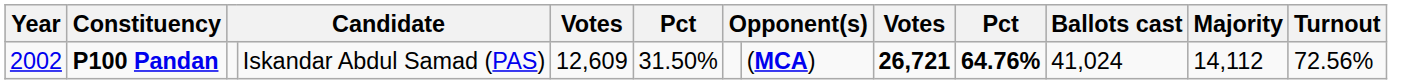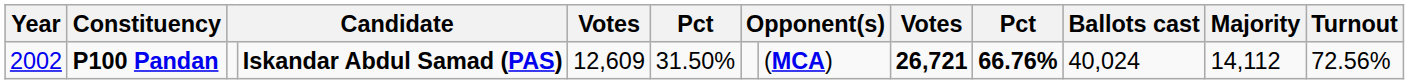(394, 60) normal -> (403, 60) bold
(1001, 60) 64.76% -> (1018, 60) 66.76%
(1087, 60) 41,024 -> (1104, 60) 40,024
